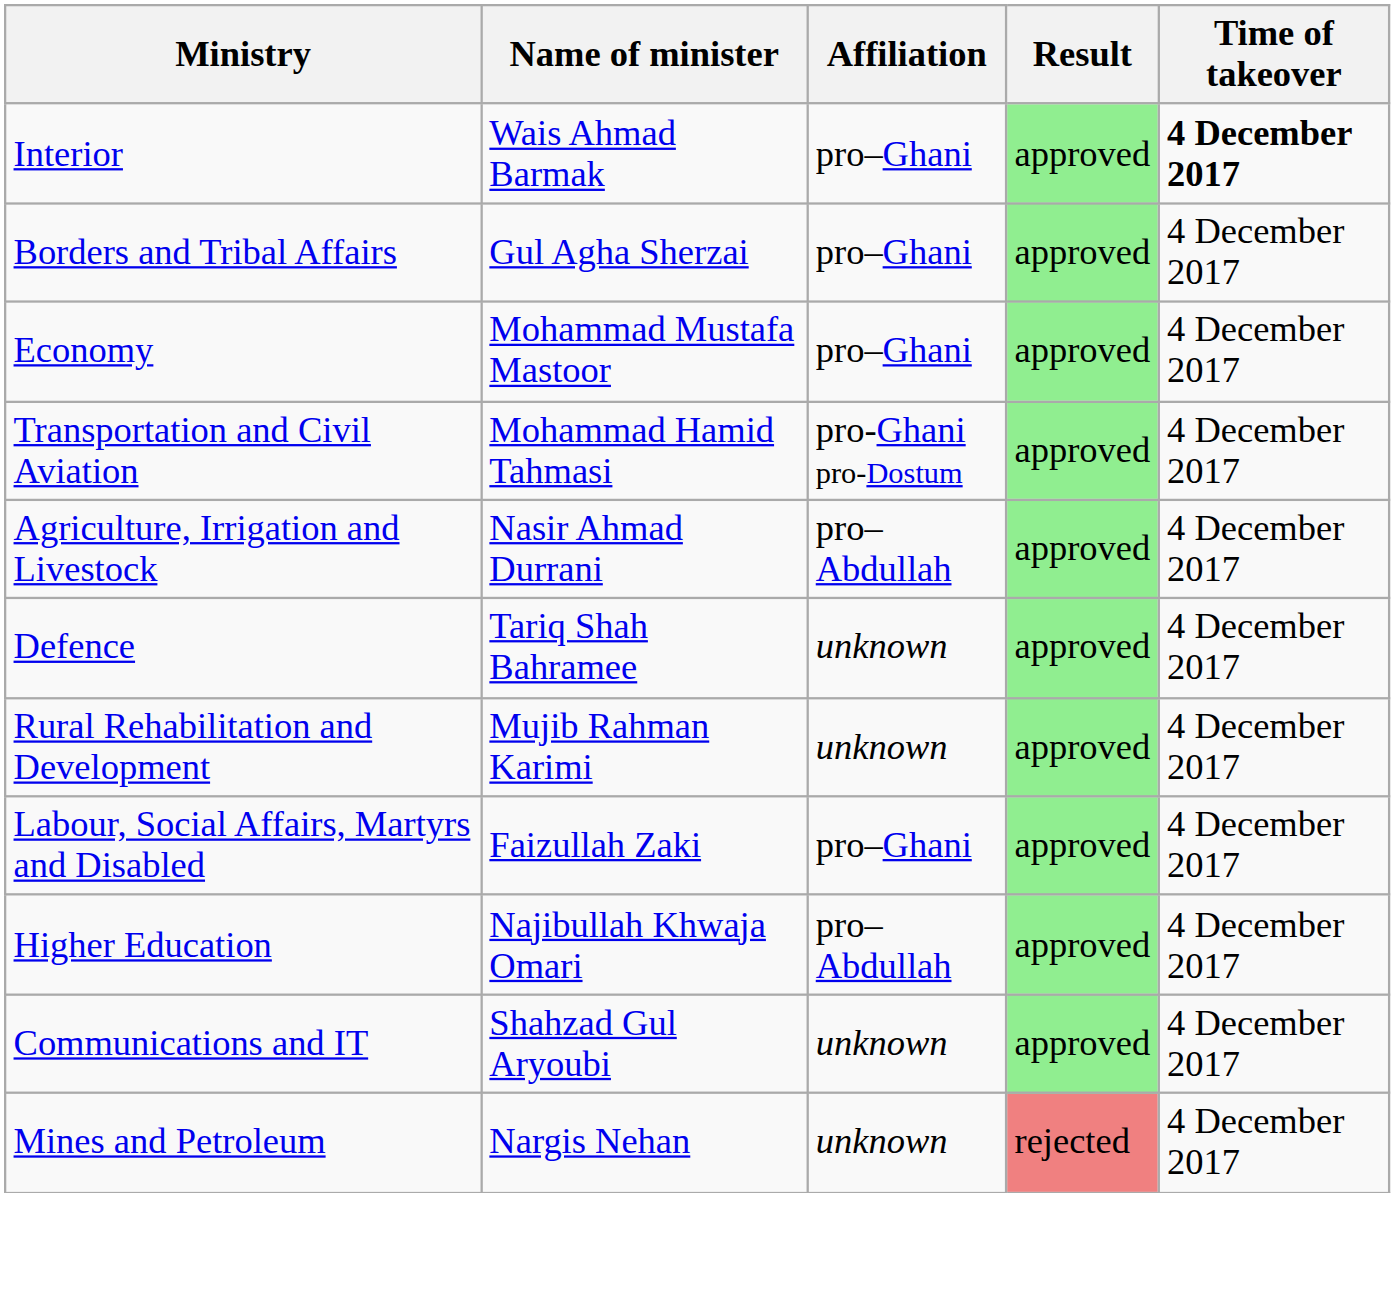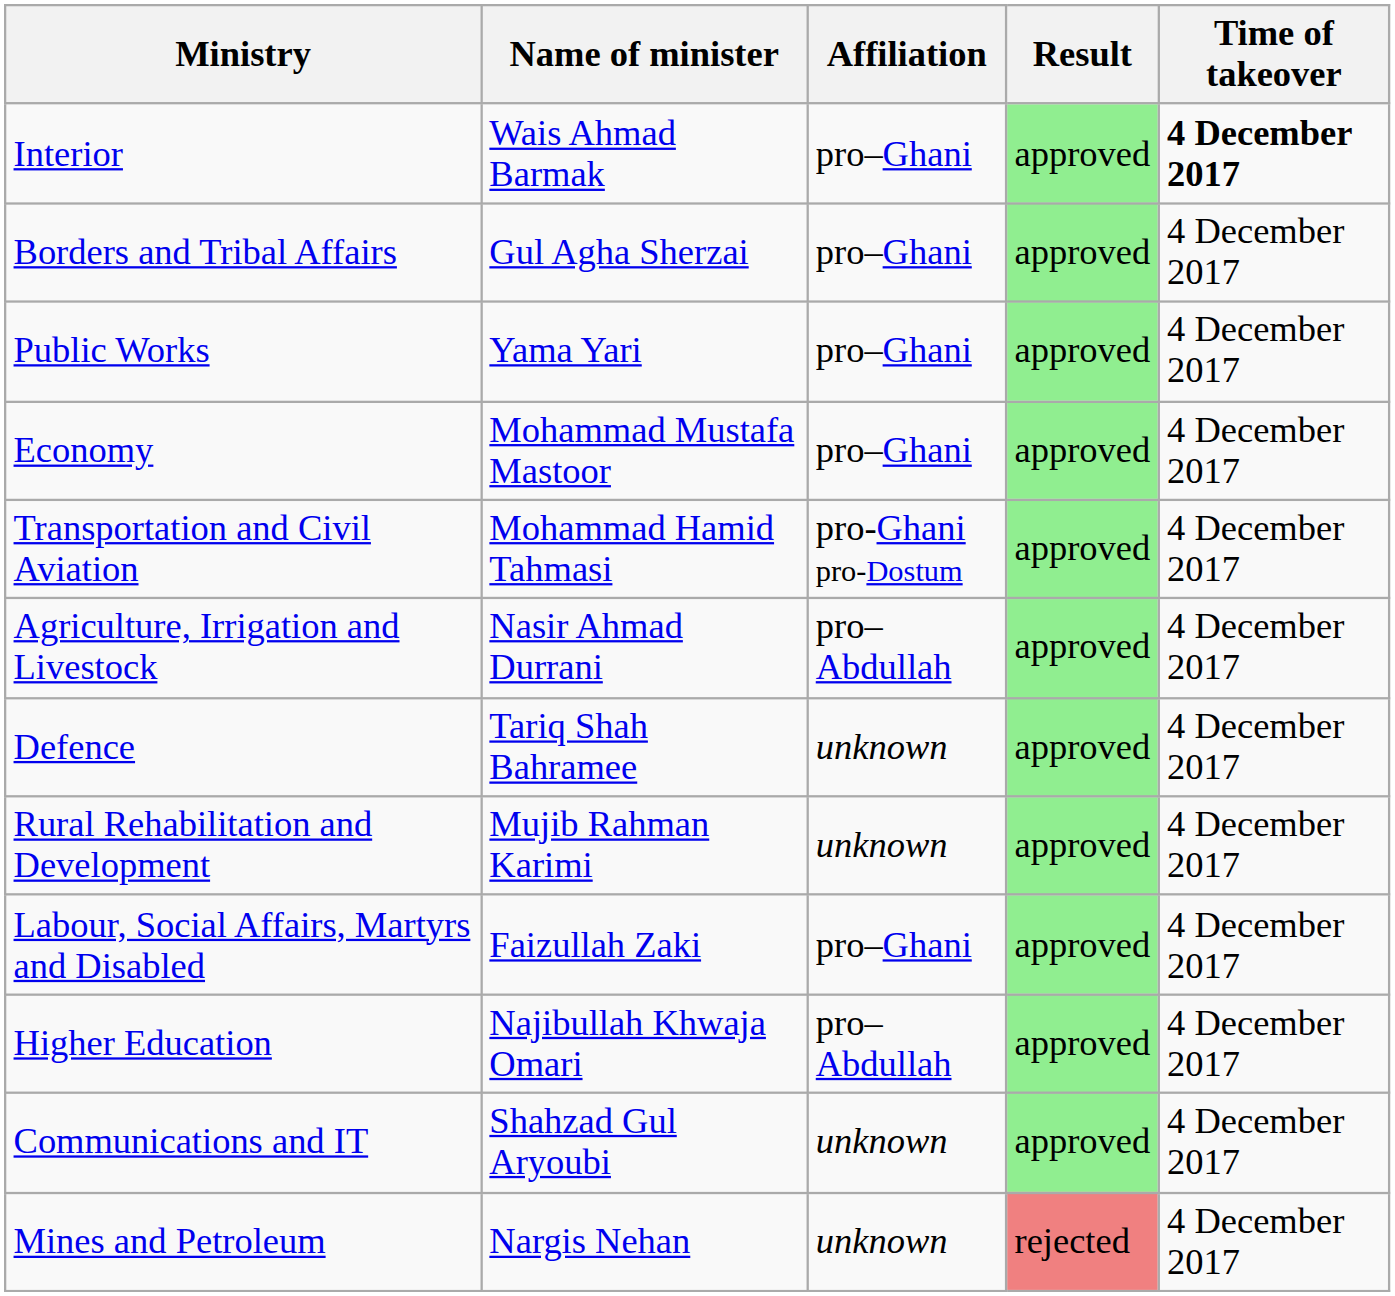+ row: (112, 350)
